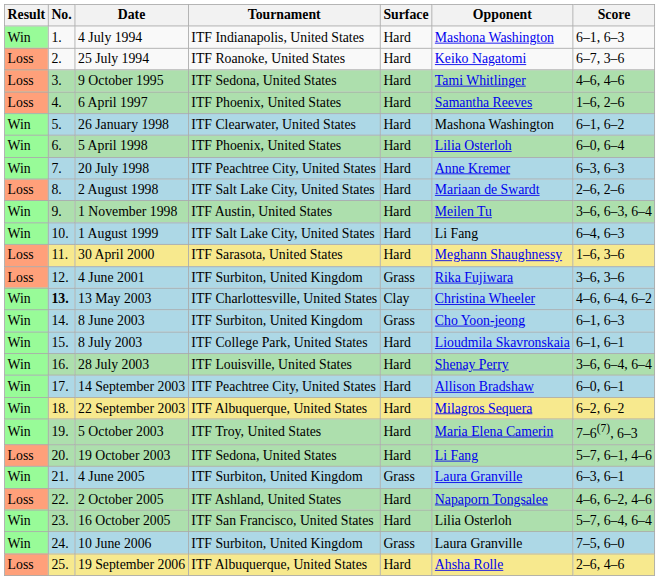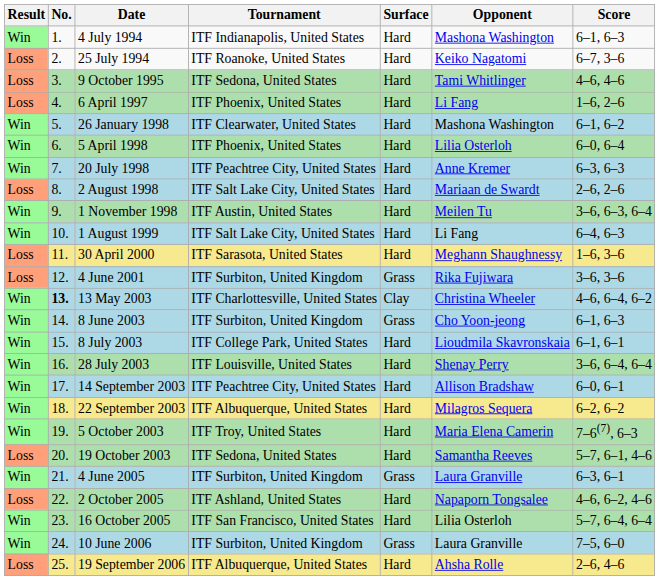(484, 102) Samantha Reeves -> (456, 102) Li Fang
(456, 455) Li Fang -> (484, 455) Samantha Reeves
